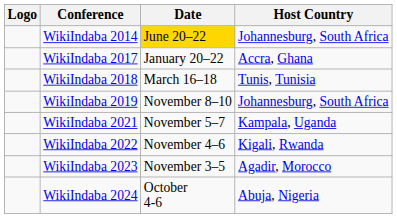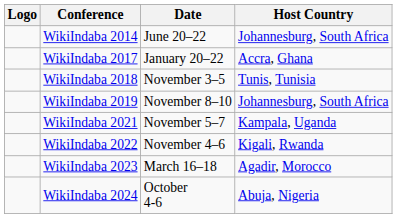(175, 36) gold background -> (175, 36) no background
(180, 79) March 16–18 -> (184, 79) November 3–5
(184, 166) November 3–5 -> (180, 166) March 16–18
